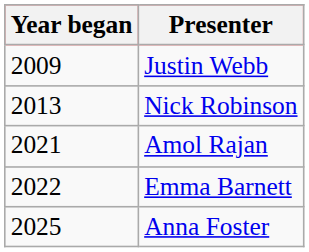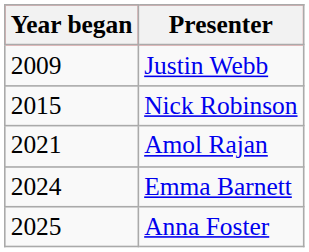(36, 105) 2013 -> (36, 105) 2015
(36, 186) 2022 -> (36, 186) 2024
